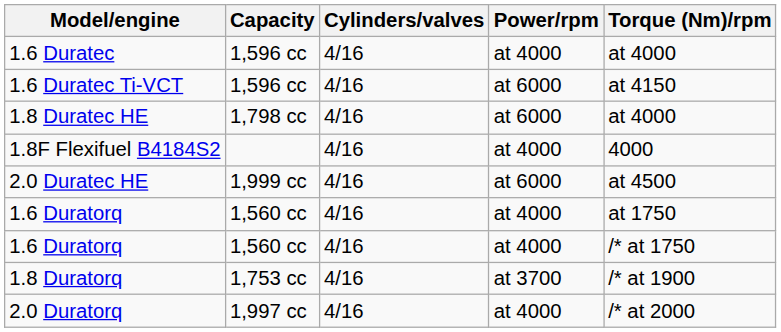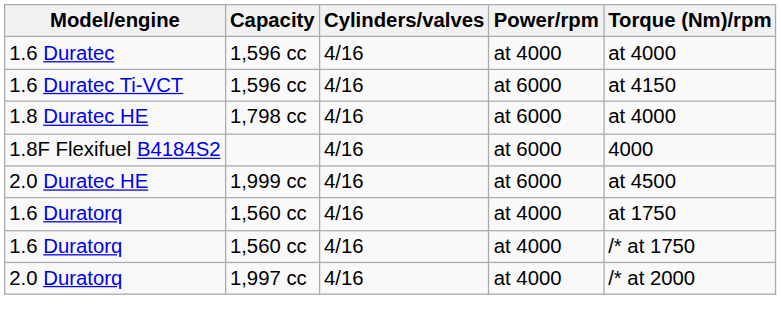(528, 149) at 4000 -> (528, 149) at 6000
- row: (66, 278)
